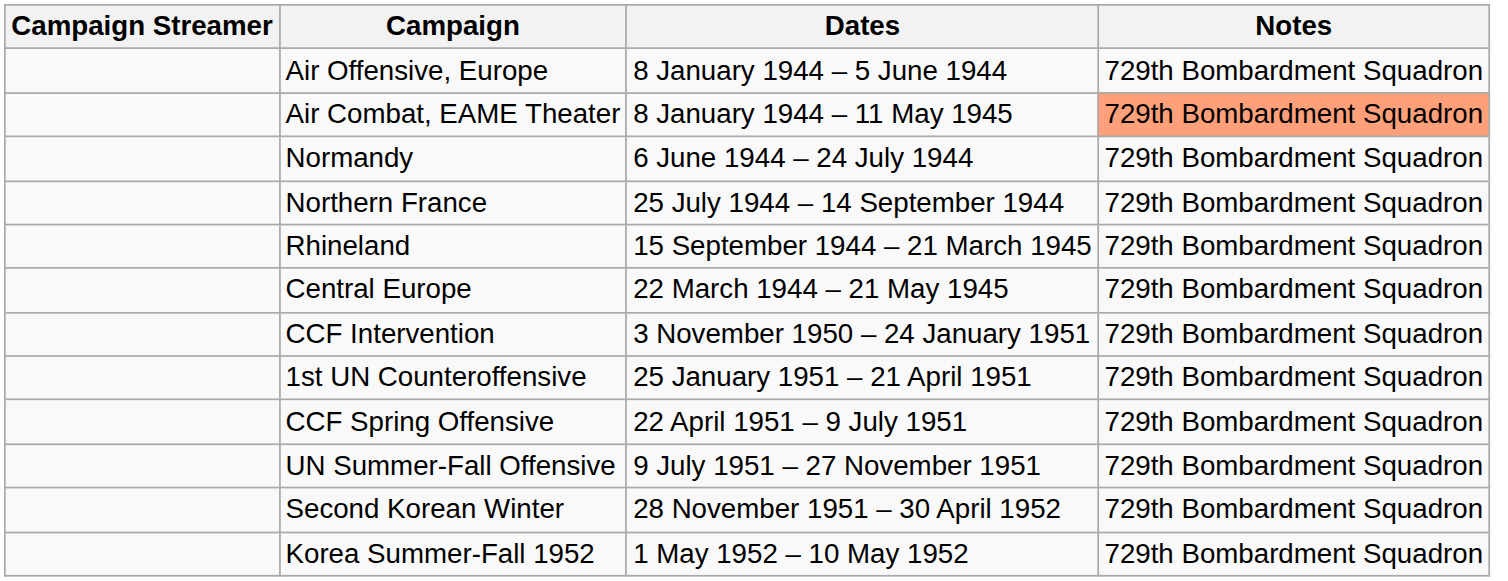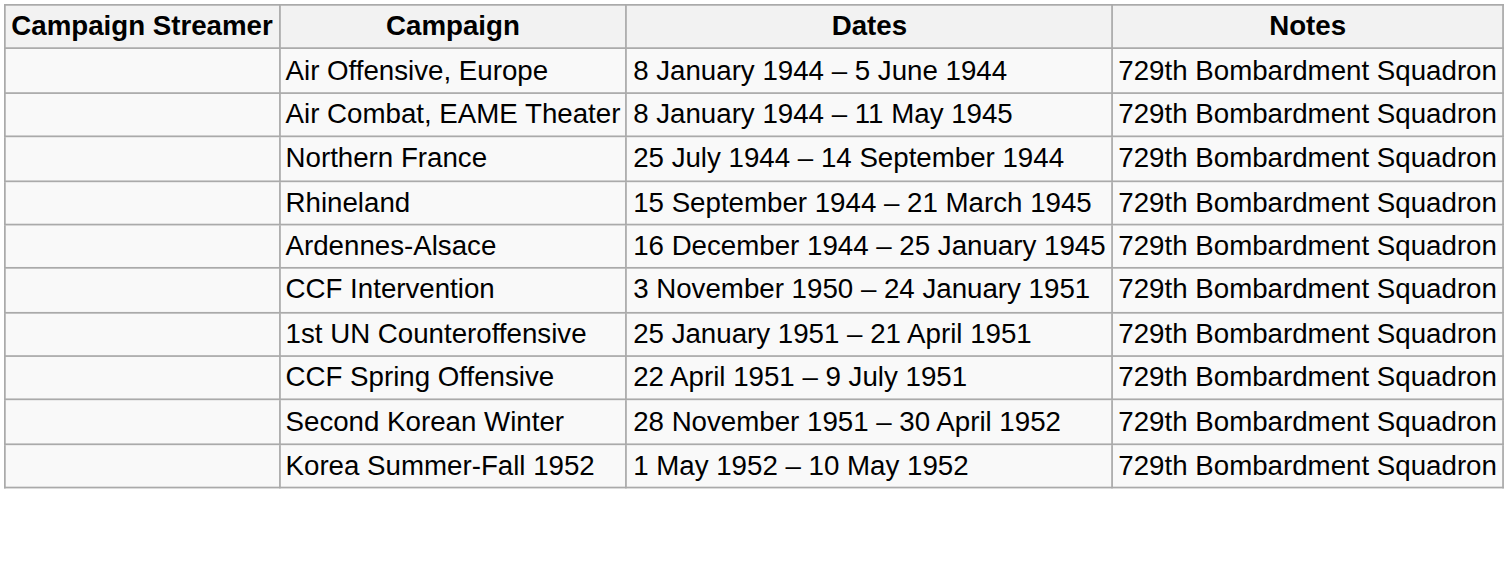(1294, 114) lightsalmon background -> (1308, 114) no background
- row: (349, 158)
+ row: (391, 245)
- row: (379, 289)
- row: (451, 465)
